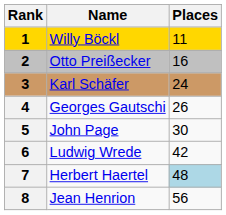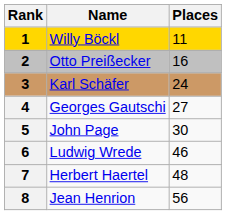(180, 107) 26 -> (180, 107) 27
(180, 152) 42 -> (180, 152) 46
(180, 175) lightblue background -> (180, 175) no background
